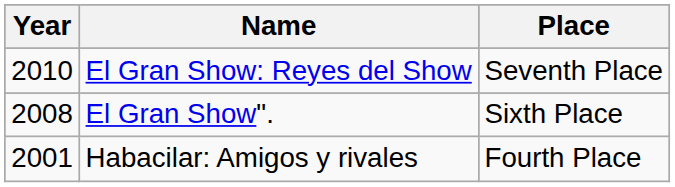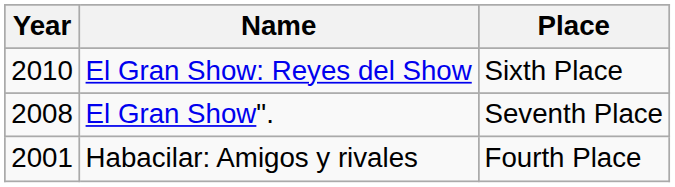(574, 70) Seventh Place -> (554, 70) Sixth Place
(554, 114) Sixth Place -> (574, 114) Seventh Place
